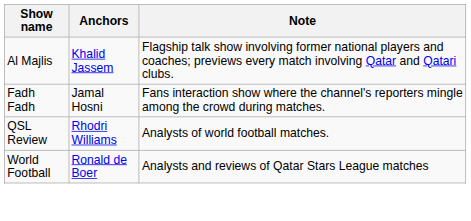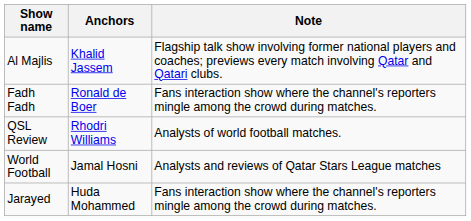(88, 100) Jamal Hosni -> (99, 100) Ronald de Boer
(99, 166) Ronald de Boer -> (104, 166) Jamal Hosni
+ row: (29, 199)
